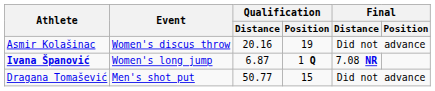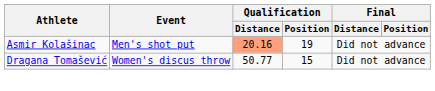(171, 44) Women's discus throw -> (153, 44) Men's shot put
(257, 44) no background -> (257, 44) lightsalmon background
- row: (48, 61)
(153, 77) Men's shot put -> (171, 61) Women's discus throw
